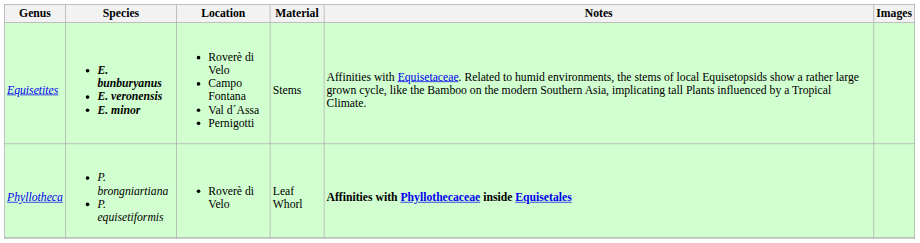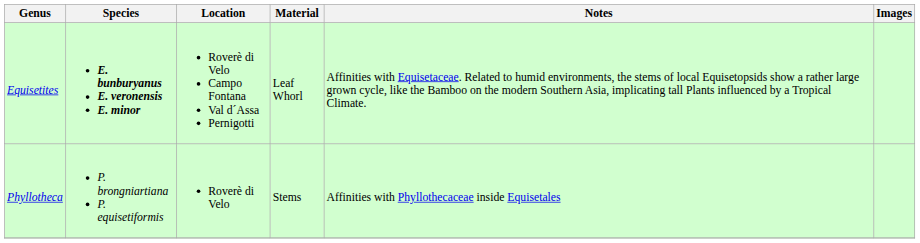(287, 89) Stems -> (288, 89) Leaf Whorl
(288, 197) Leaf Whorl -> (287, 197) Stems
(449, 197) bold -> (444, 197) normal
